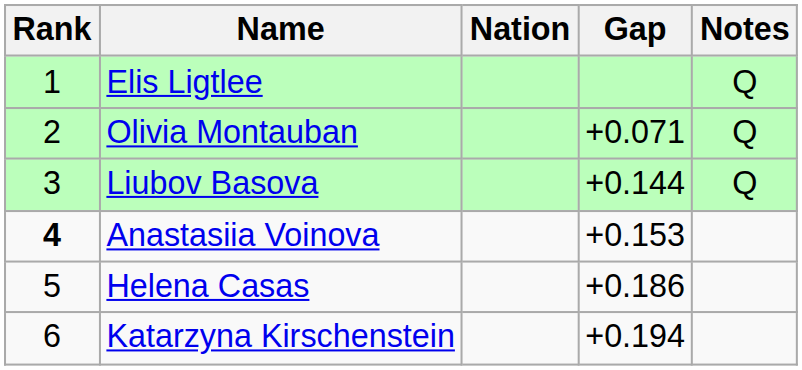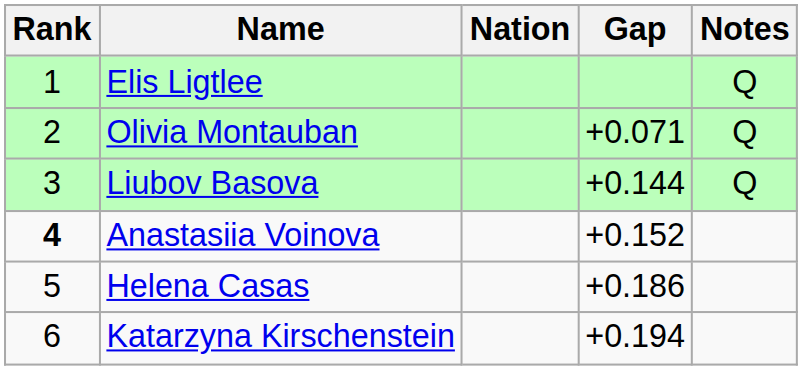(635, 235) +0.153 -> (635, 235) +0.152
